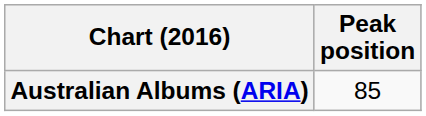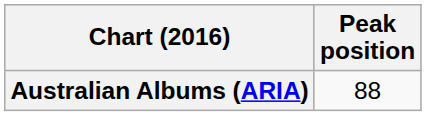(368, 90) 85 -> (368, 90) 88
